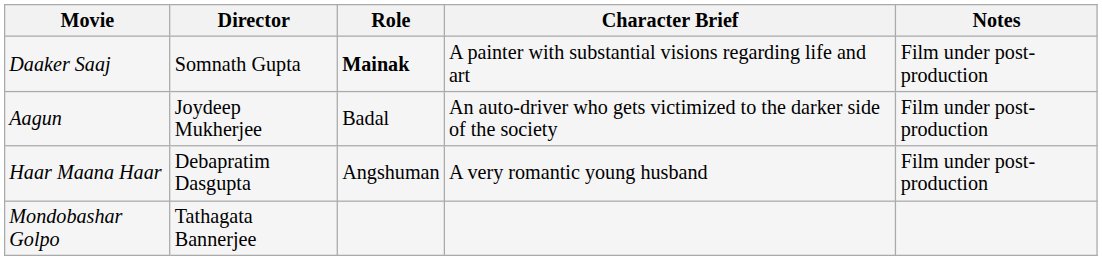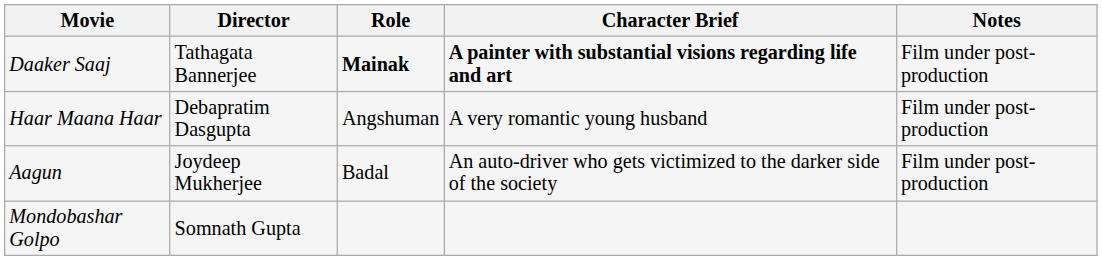(238, 63) Somnath Gupta -> (215, 63) Tathagata Bannerjee
(657, 63) normal -> (653, 63) bold
rows swapped: (36, 118) <-> (85, 173)
(216, 227) Tathagata Bannerjee -> (238, 227) Somnath Gupta
